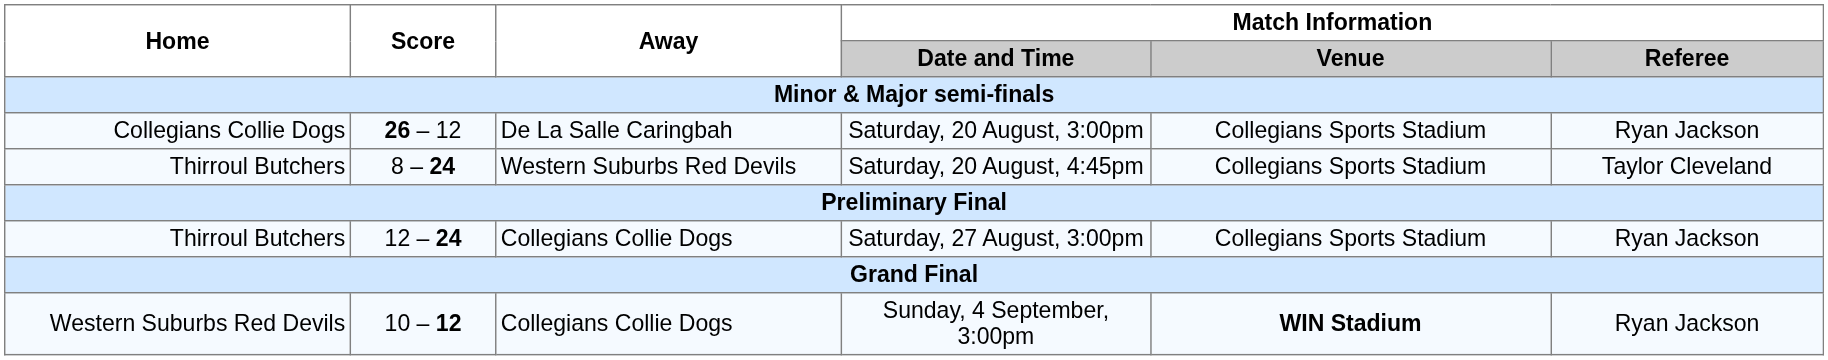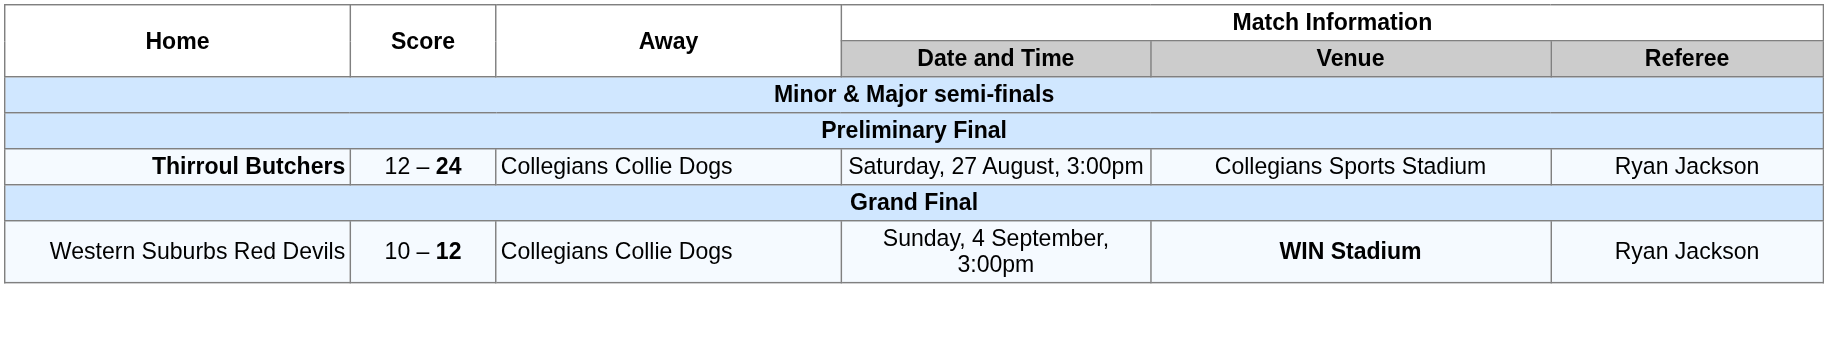- row: (996, 130)
- row: (996, 166)
(258, 238) normal -> (249, 166) bold
